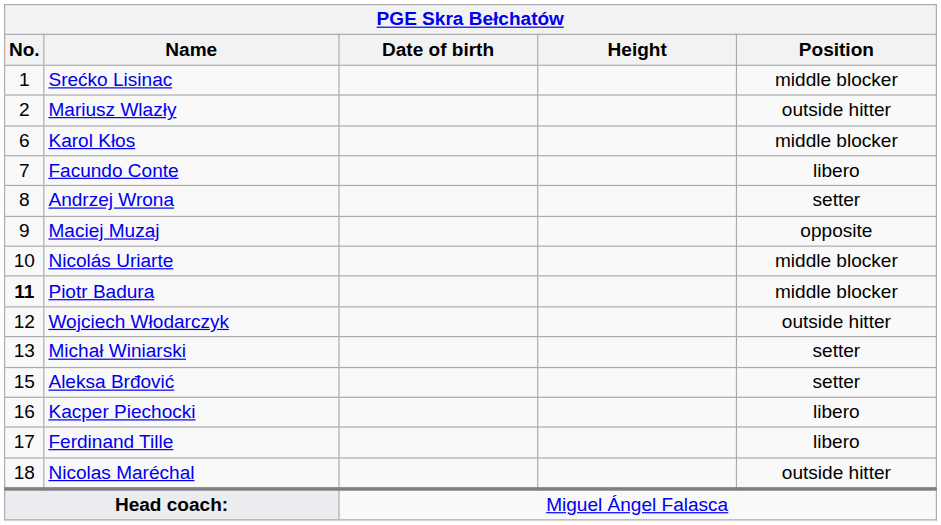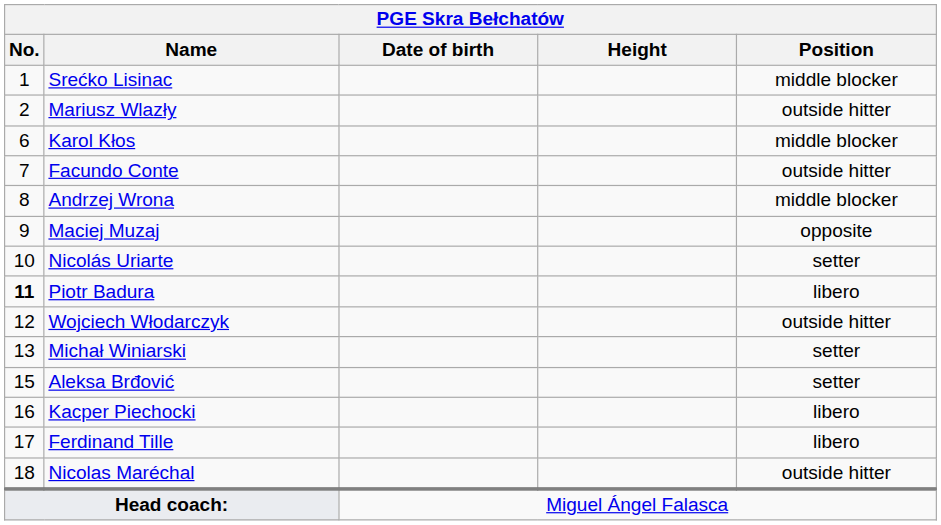(836, 170) libero -> (836, 170) outside hitter
(836, 200) setter -> (836, 200) middle blocker
(836, 261) middle blocker -> (836, 261) setter
(836, 291) middle blocker -> (836, 291) libero
